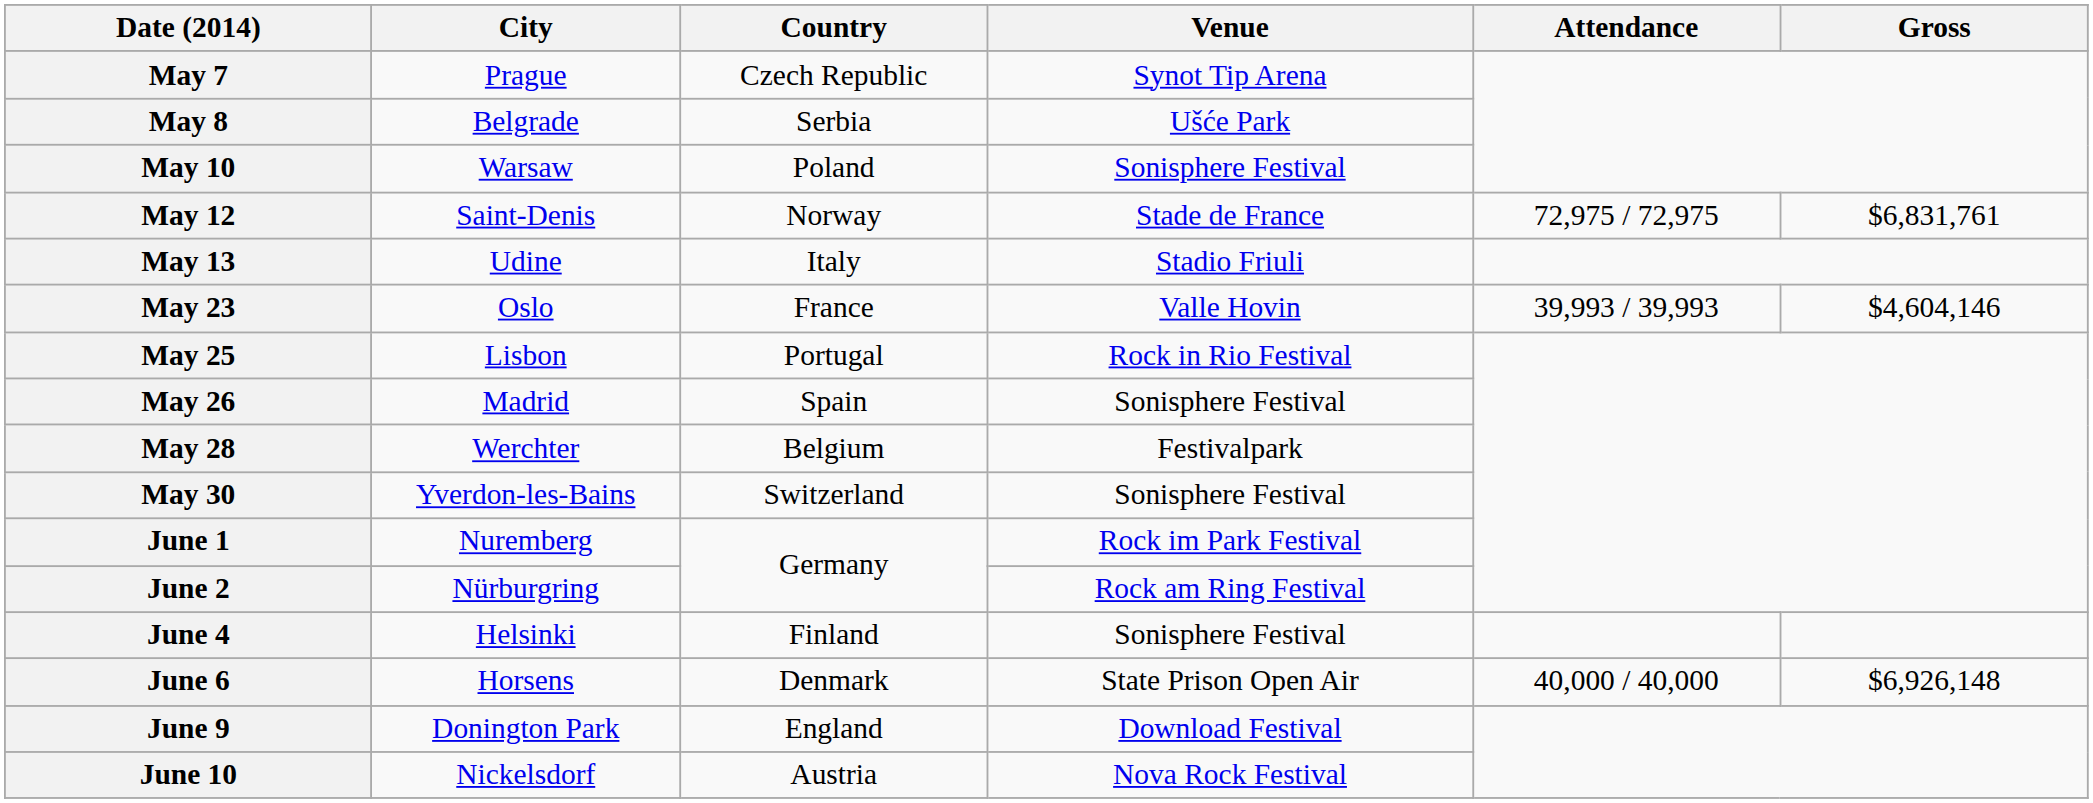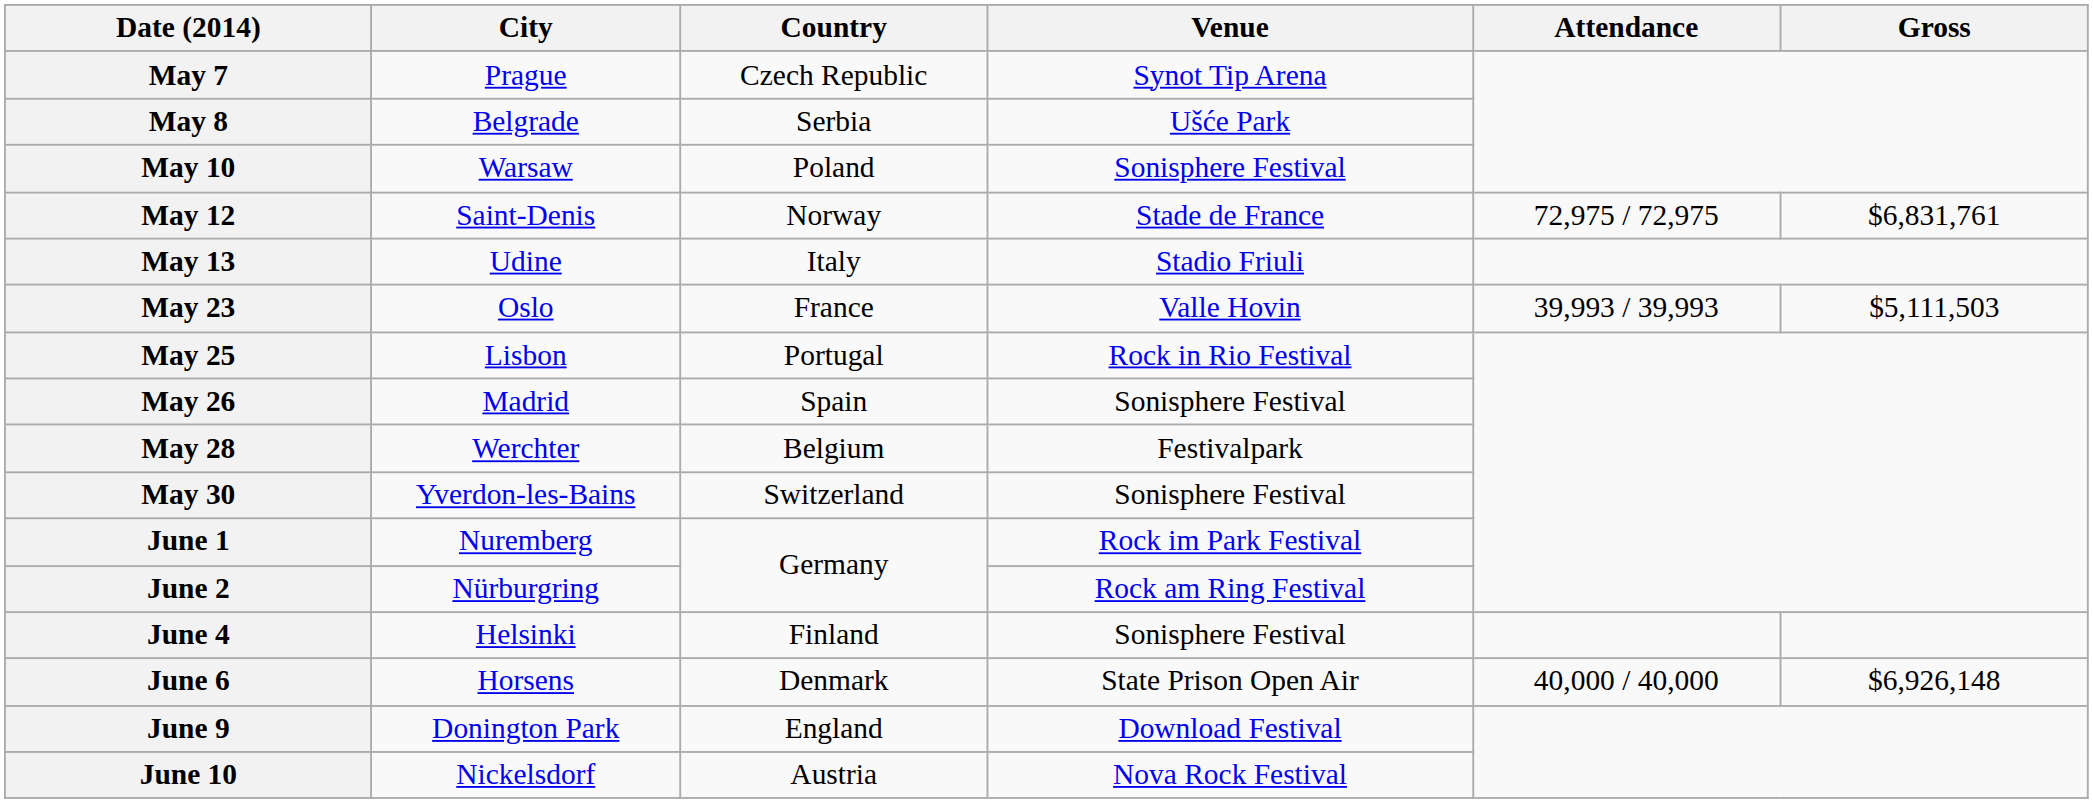(1934, 307) $4,604,146 -> (1934, 307) $5,111,503
